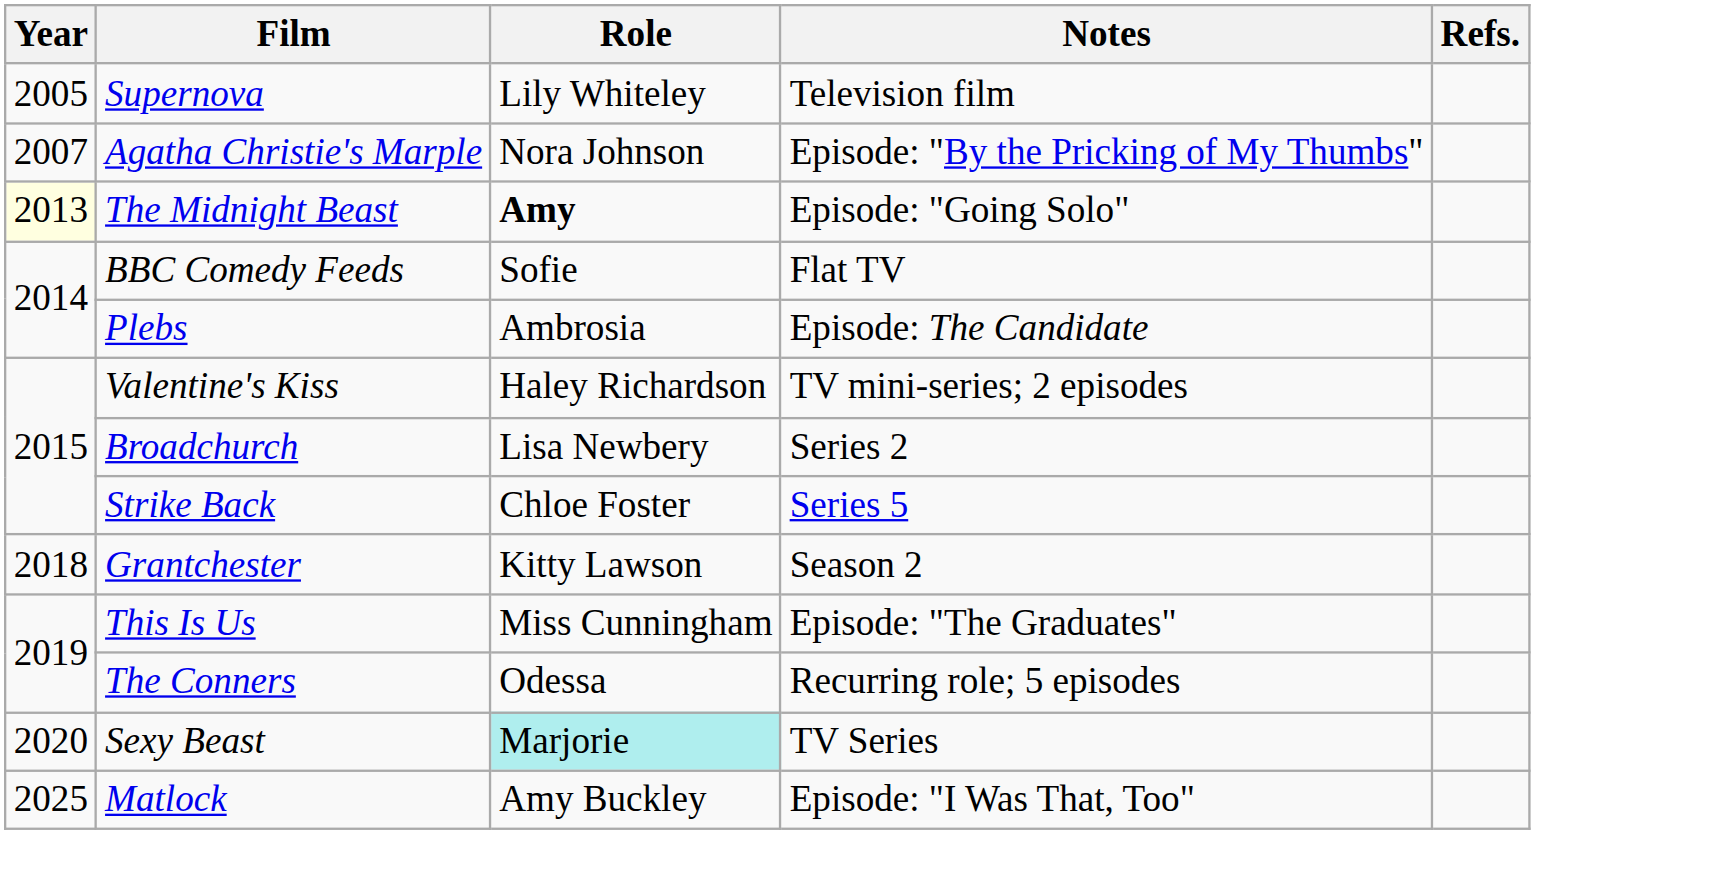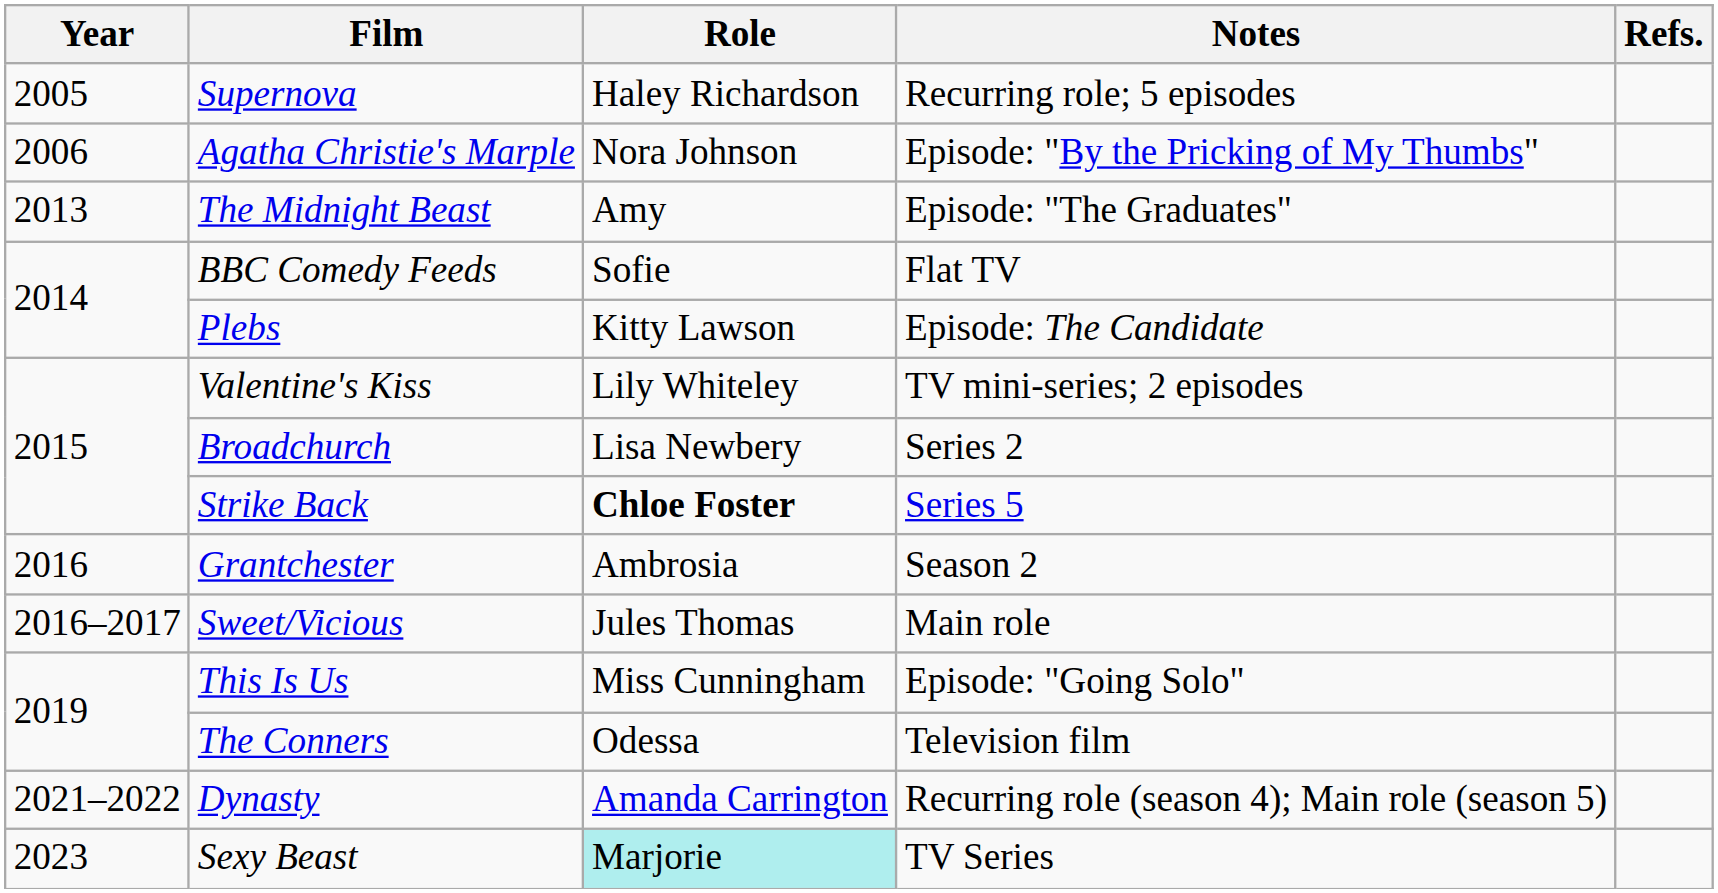(603, 92) Lily Whiteley -> (726, 92) Haley Richardson
(902, 92) Television film -> (1100, 92) Recurring role; 5 episodes
(51, 151) 2007 -> (51, 151) 2006
(51, 210) lightyellow background -> (51, 210) no background
(537, 210) bold -> (629, 210) normal
(959, 210) Episode: "Going Solo" -> (1099, 210) Episode: "The Graduates"
(572, 328) Ambrosia -> (694, 328) Kitty Lawson
(633, 387) Haley Richardson -> (695, 387) Lily Whiteley
(595, 504) normal -> (694, 504) bold
(51, 563) 2018 -> (51, 563) 2016
(601, 563) Kitty Lawson -> (665, 563) Ambrosia
+ row: (301, 622)
(983, 622) Episode: "The Graduates" -> (1075, 681) Episode: "Going Solo"
(985, 681) Recurring role; 5 episodes -> (1018, 740) Television film
+ row: (259, 799)
(51, 740) 2020 -> (51, 858) 2023
- row: (166, 799)
